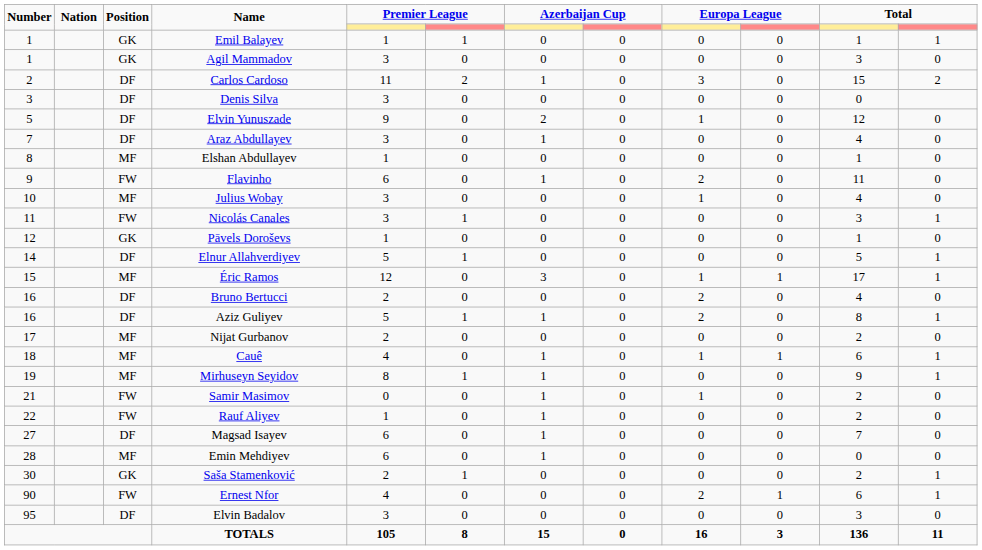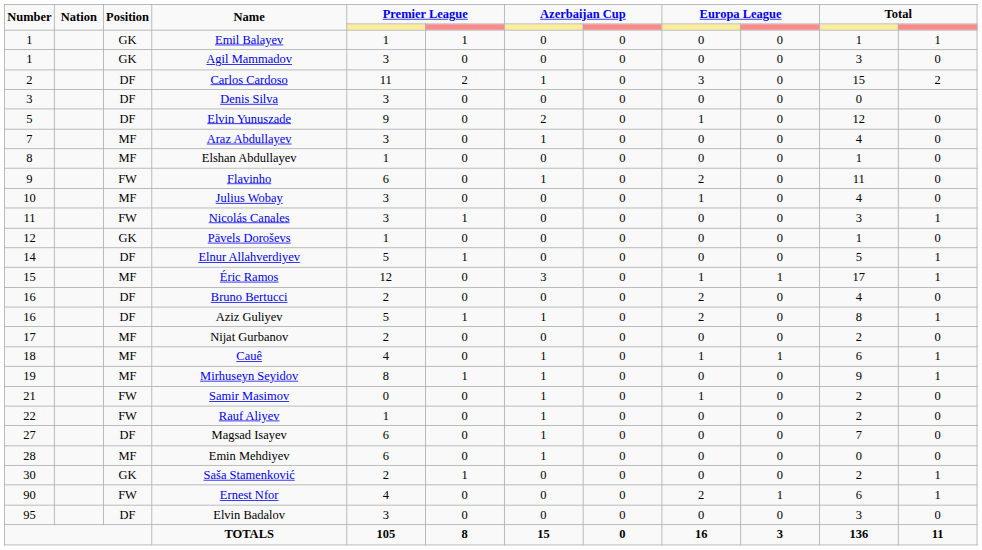(128, 138) DF -> (128, 138) MF
